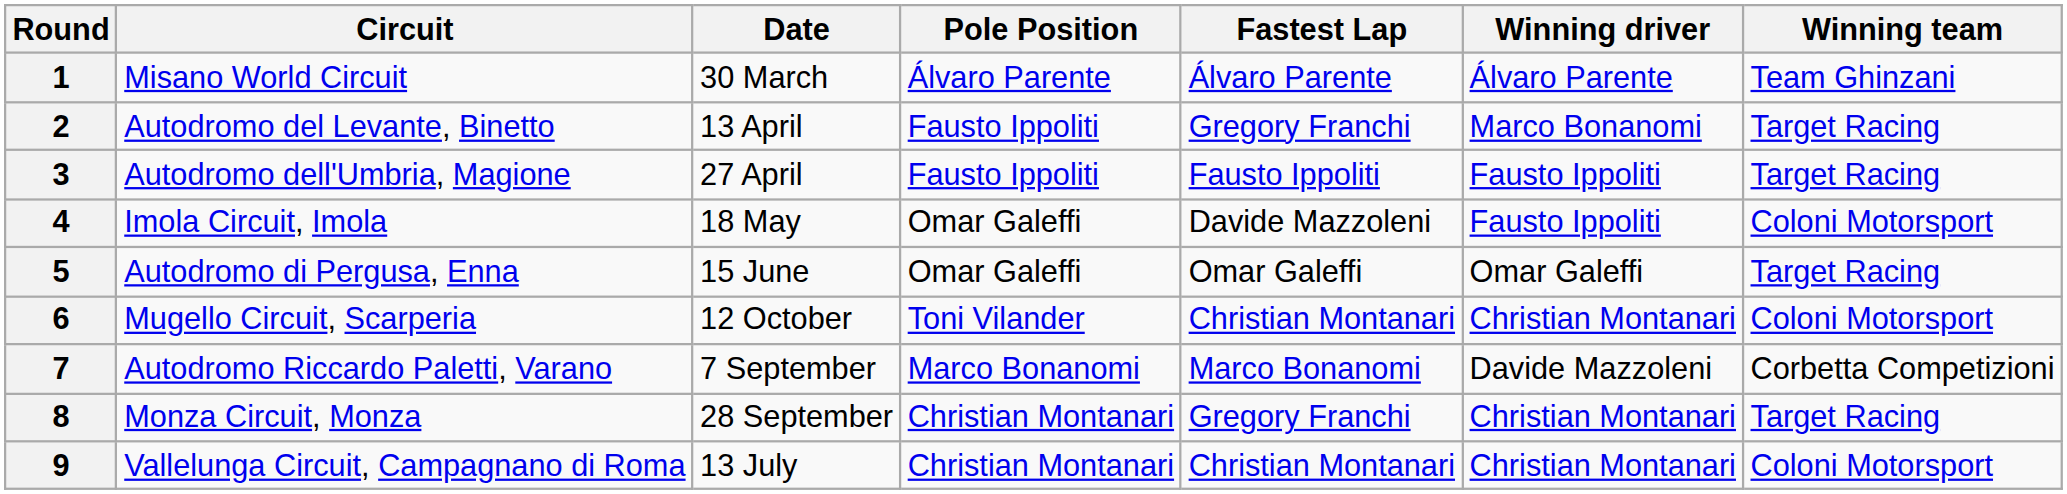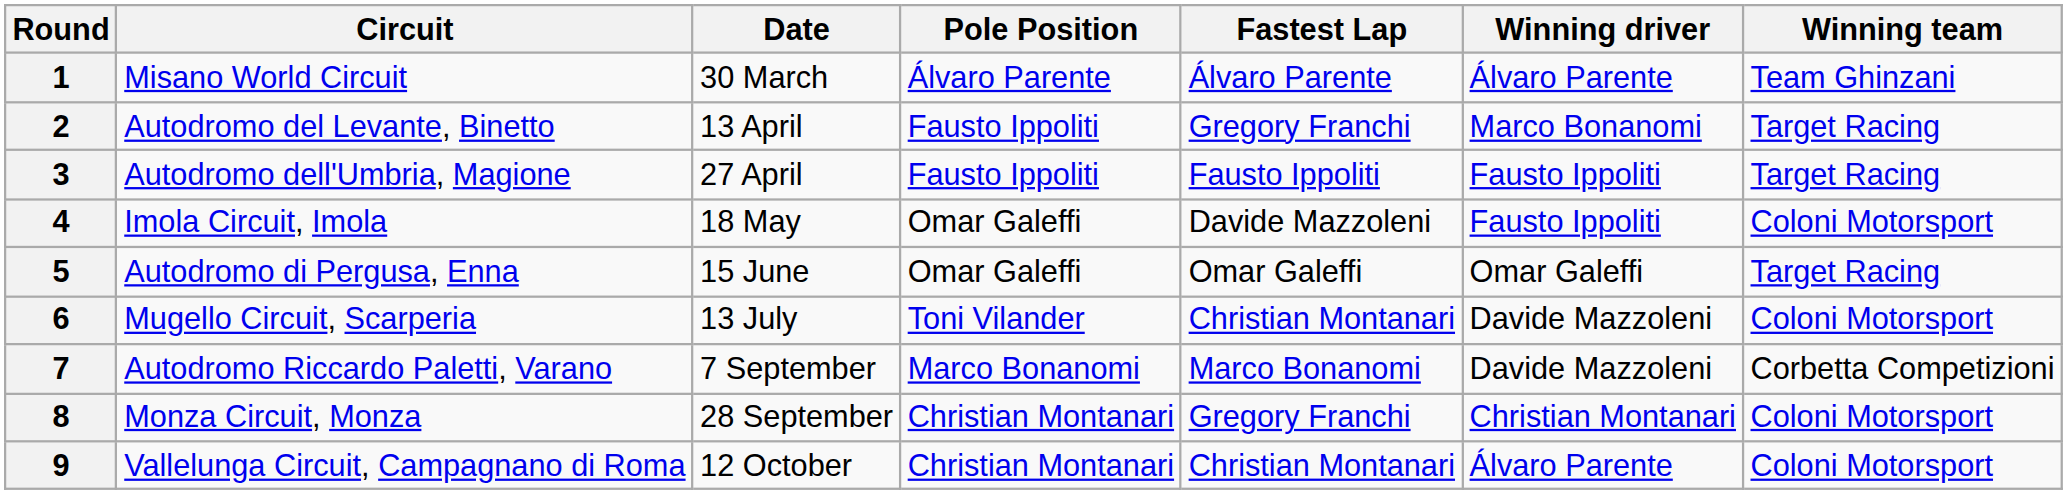(776, 320) 12 October -> (749, 320) 13 July
(1603, 320) Christian Montanari -> (1591, 320) Davide Mazzoleni
(1845, 417) Target Racing -> (1872, 417) Coloni Motorsport
(749, 465) 13 July -> (776, 465) 12 October
(1603, 465) Christian Montanari -> (1571, 465) Álvaro Parente
